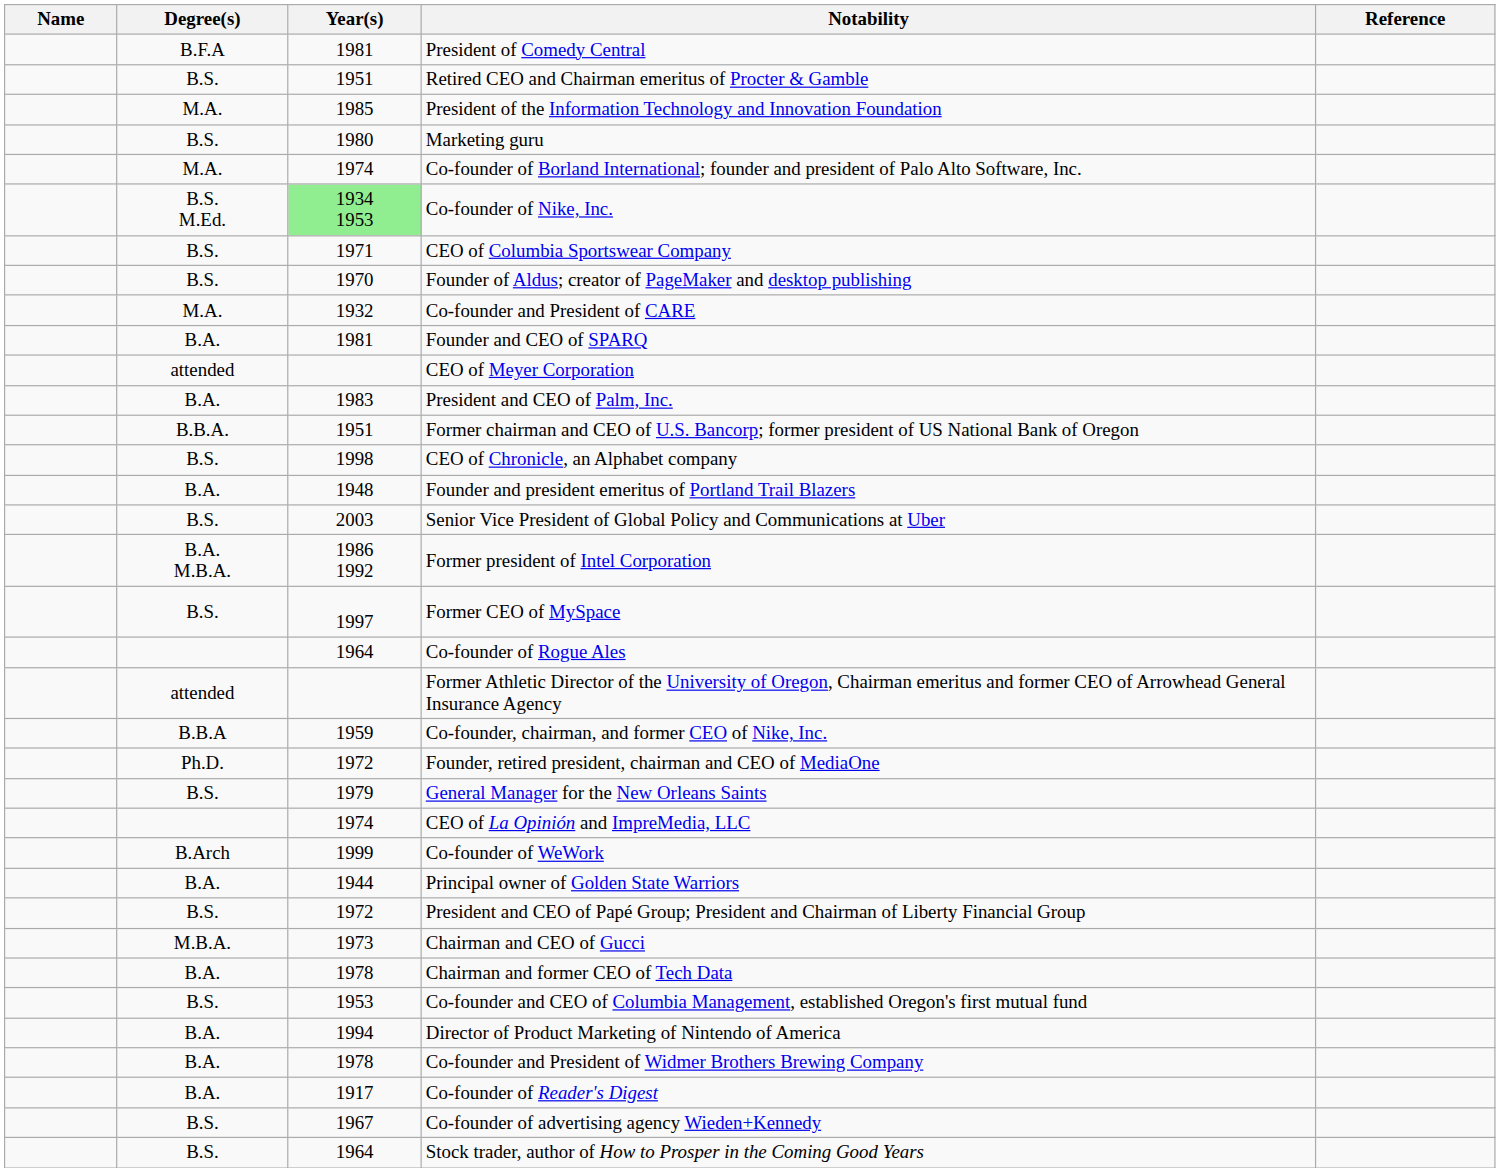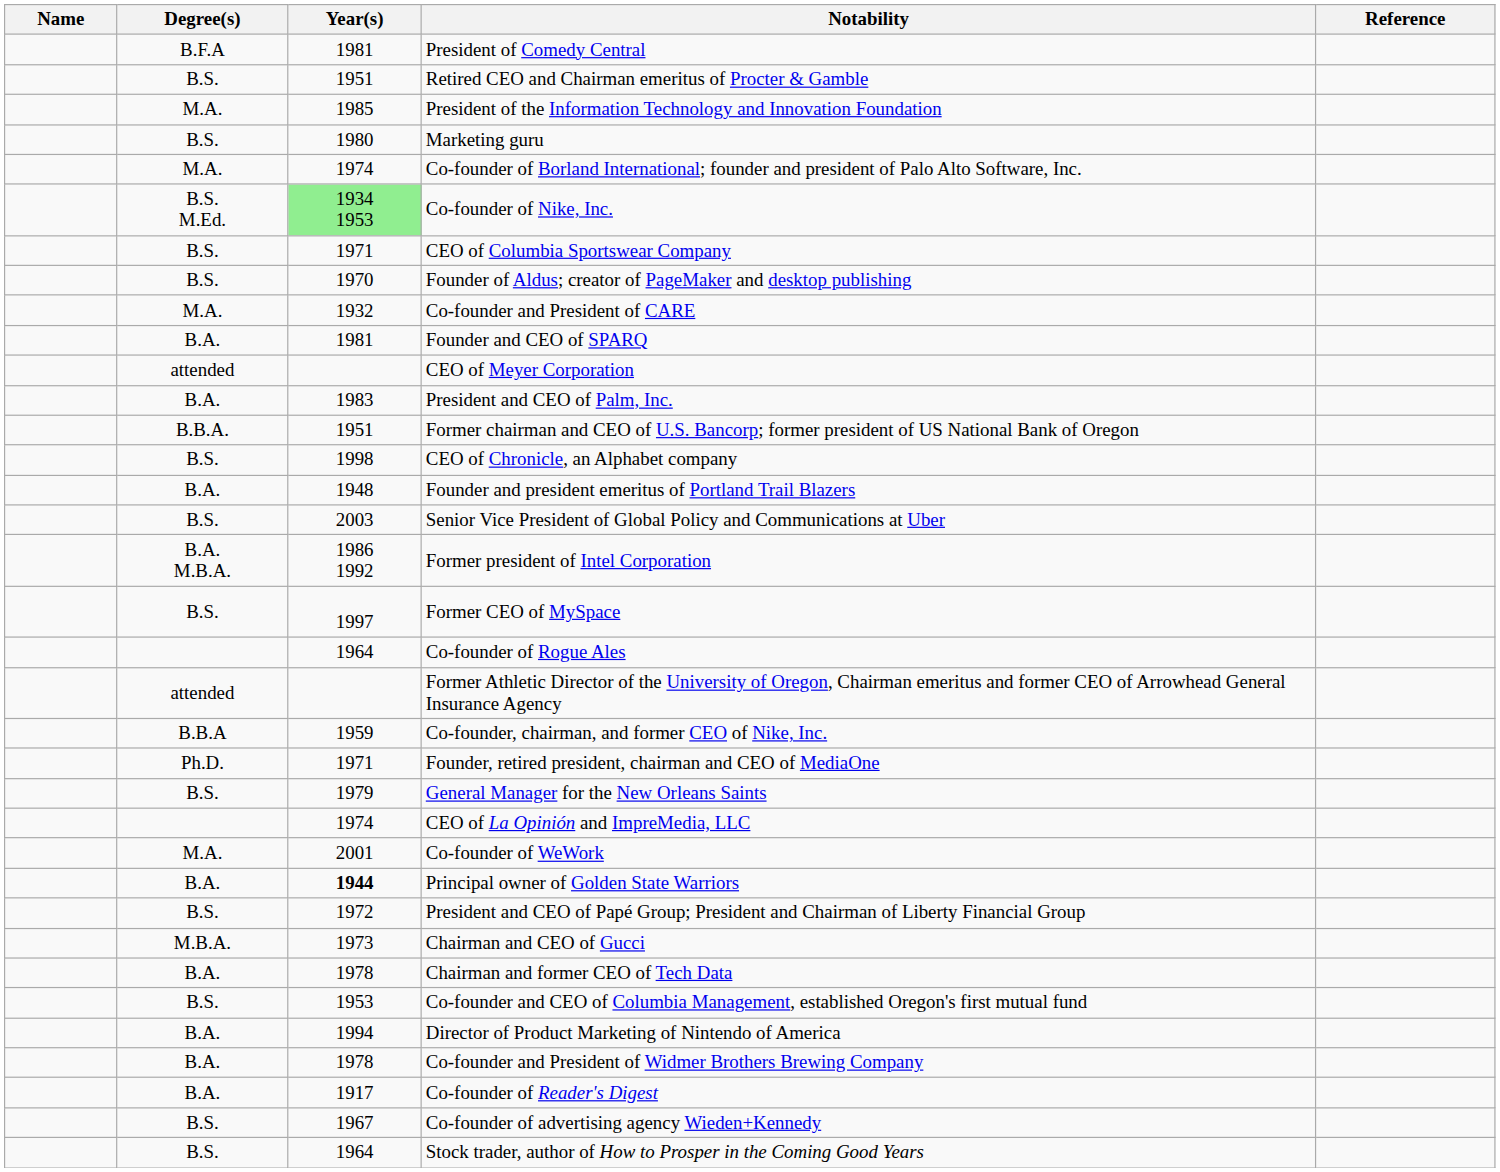(355, 763) 1972 -> (355, 763) 1971
(202, 852) B.Arch -> (202, 852) M.A.
(355, 852) 1999 -> (355, 852) 2001
(355, 882) normal -> (355, 882) bold
